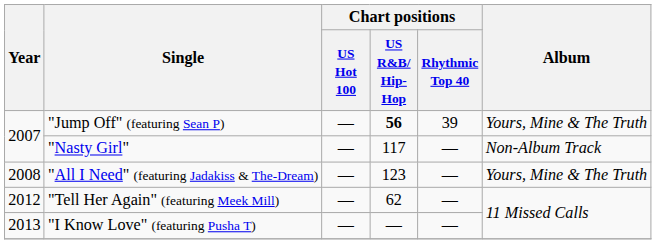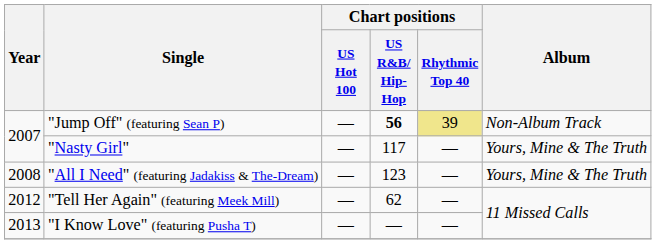(450, 123) no background -> (450, 123) khaki background
(566, 123) Yours, Mine & The Truth -> (543, 123) Non-Album Track
(543, 148) Non-Album Track -> (566, 148) Yours, Mine & The Truth
